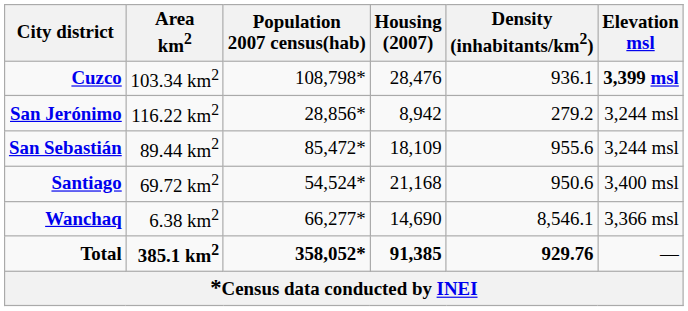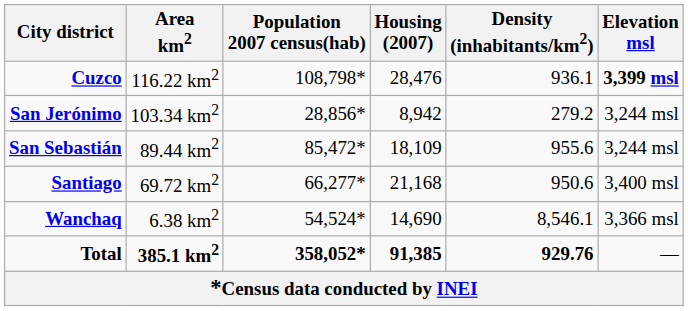(175, 78) 103.34 km2 -> (175, 78) 116.22 km2
(175, 113) 116.22 km2 -> (175, 113) 103.34 km2
(335, 183) 54,524* -> (335, 183) 66,277*
(335, 218) 66,277* -> (335, 218) 54,524*
